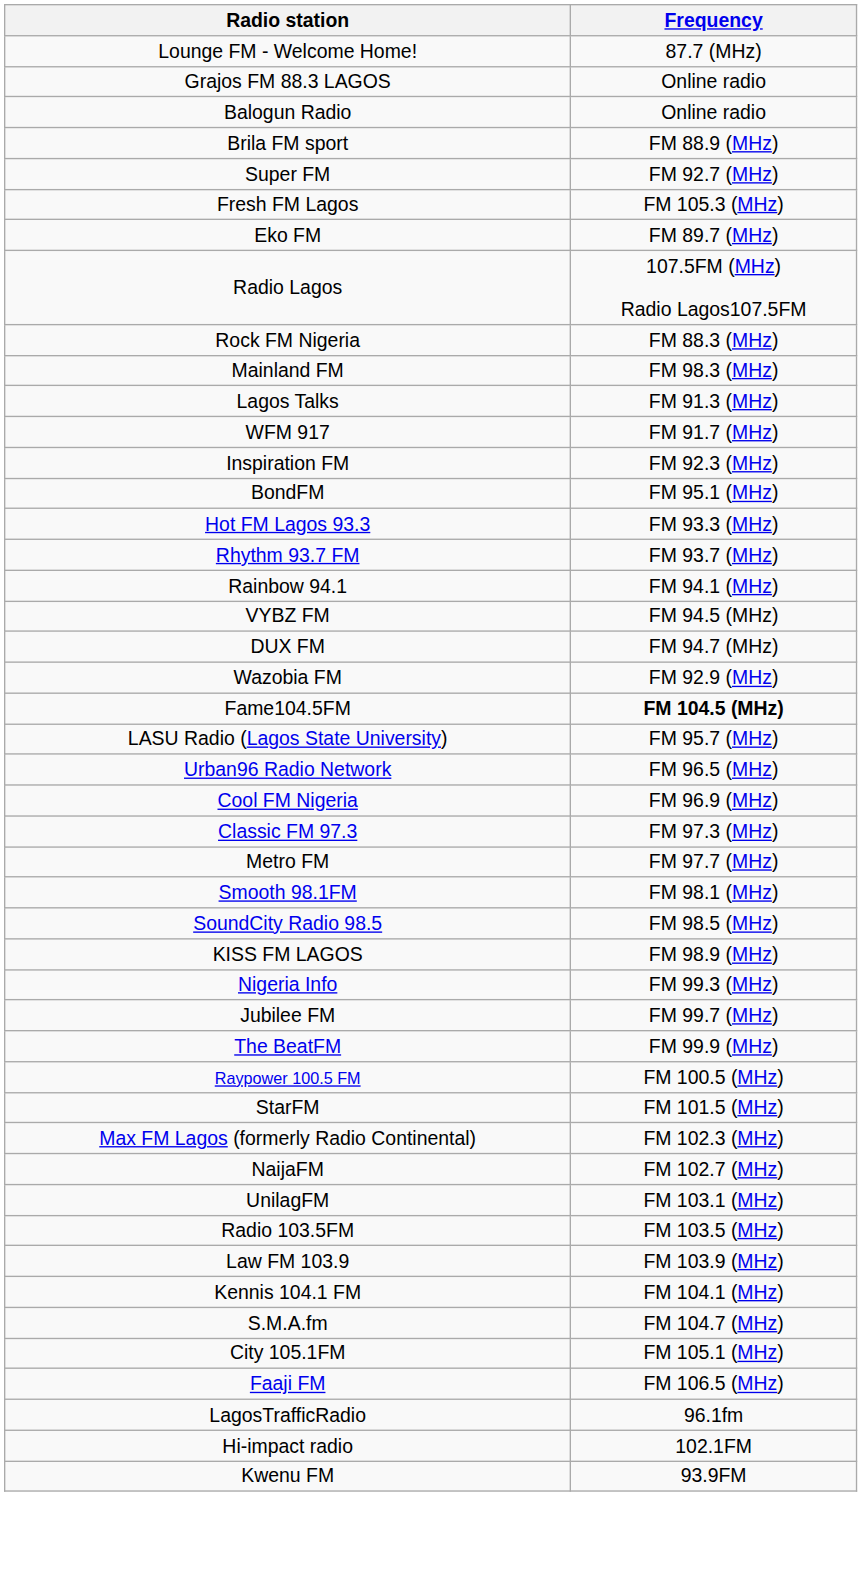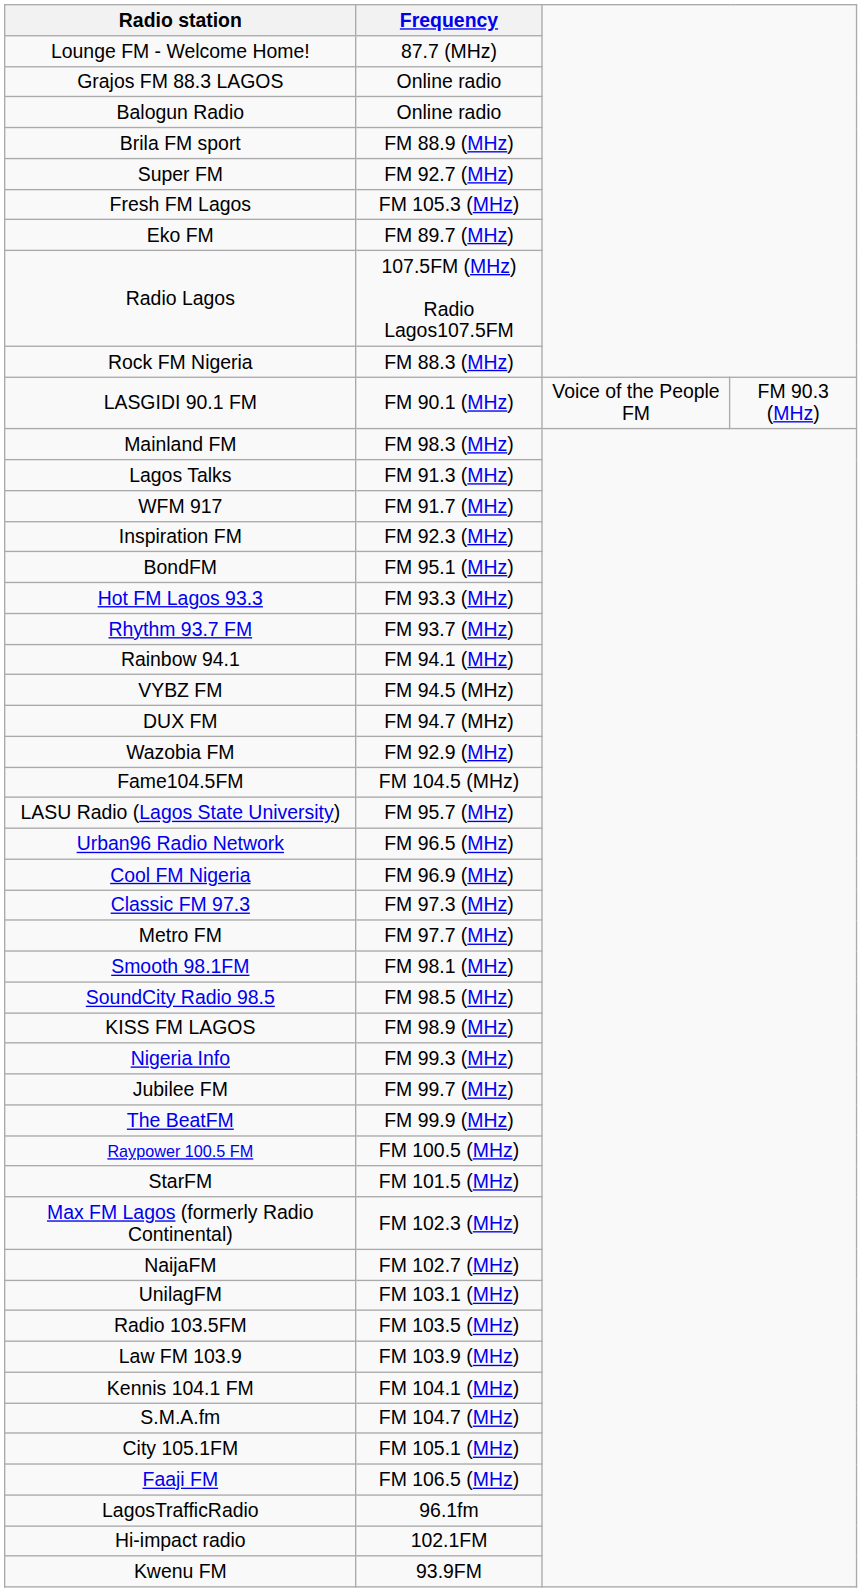+ row: (180, 403)
(714, 709) bold -> (449, 782) normal
